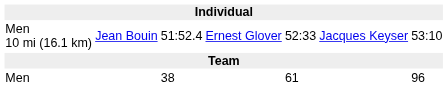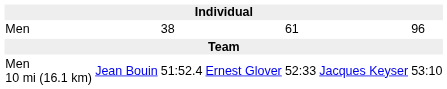rows swapped: (49, 36) <-> (17, 77)
